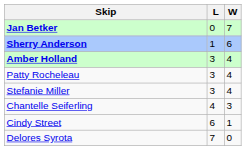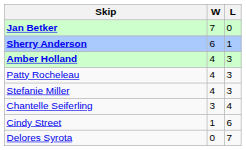columns swapped: (233, 12) <-> (216, 12)
